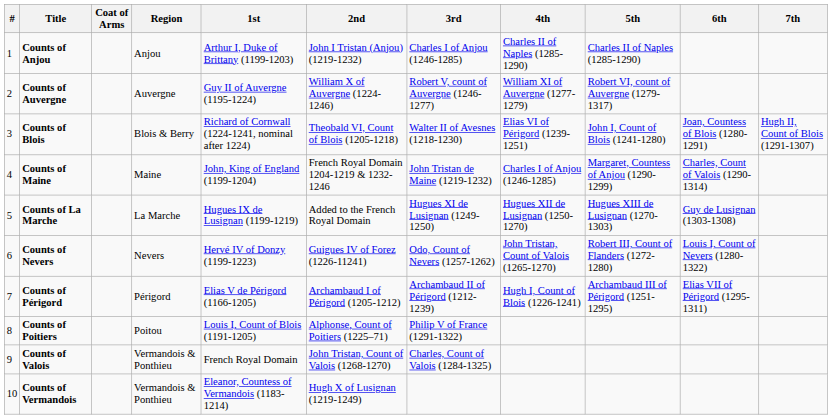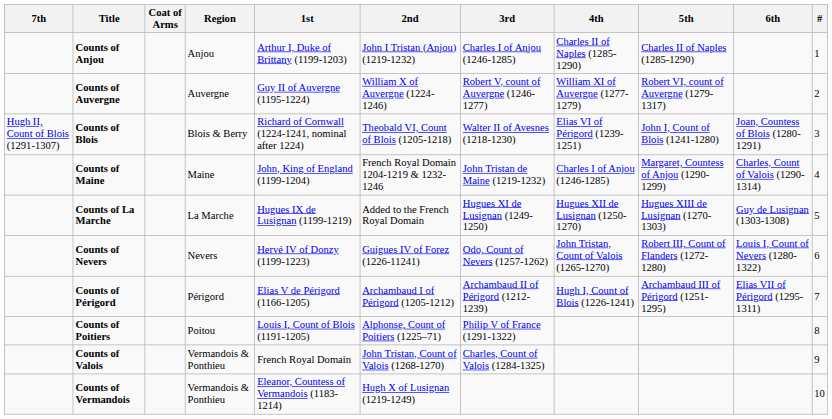columns swapped: (12, 18) <-> (793, 18)
